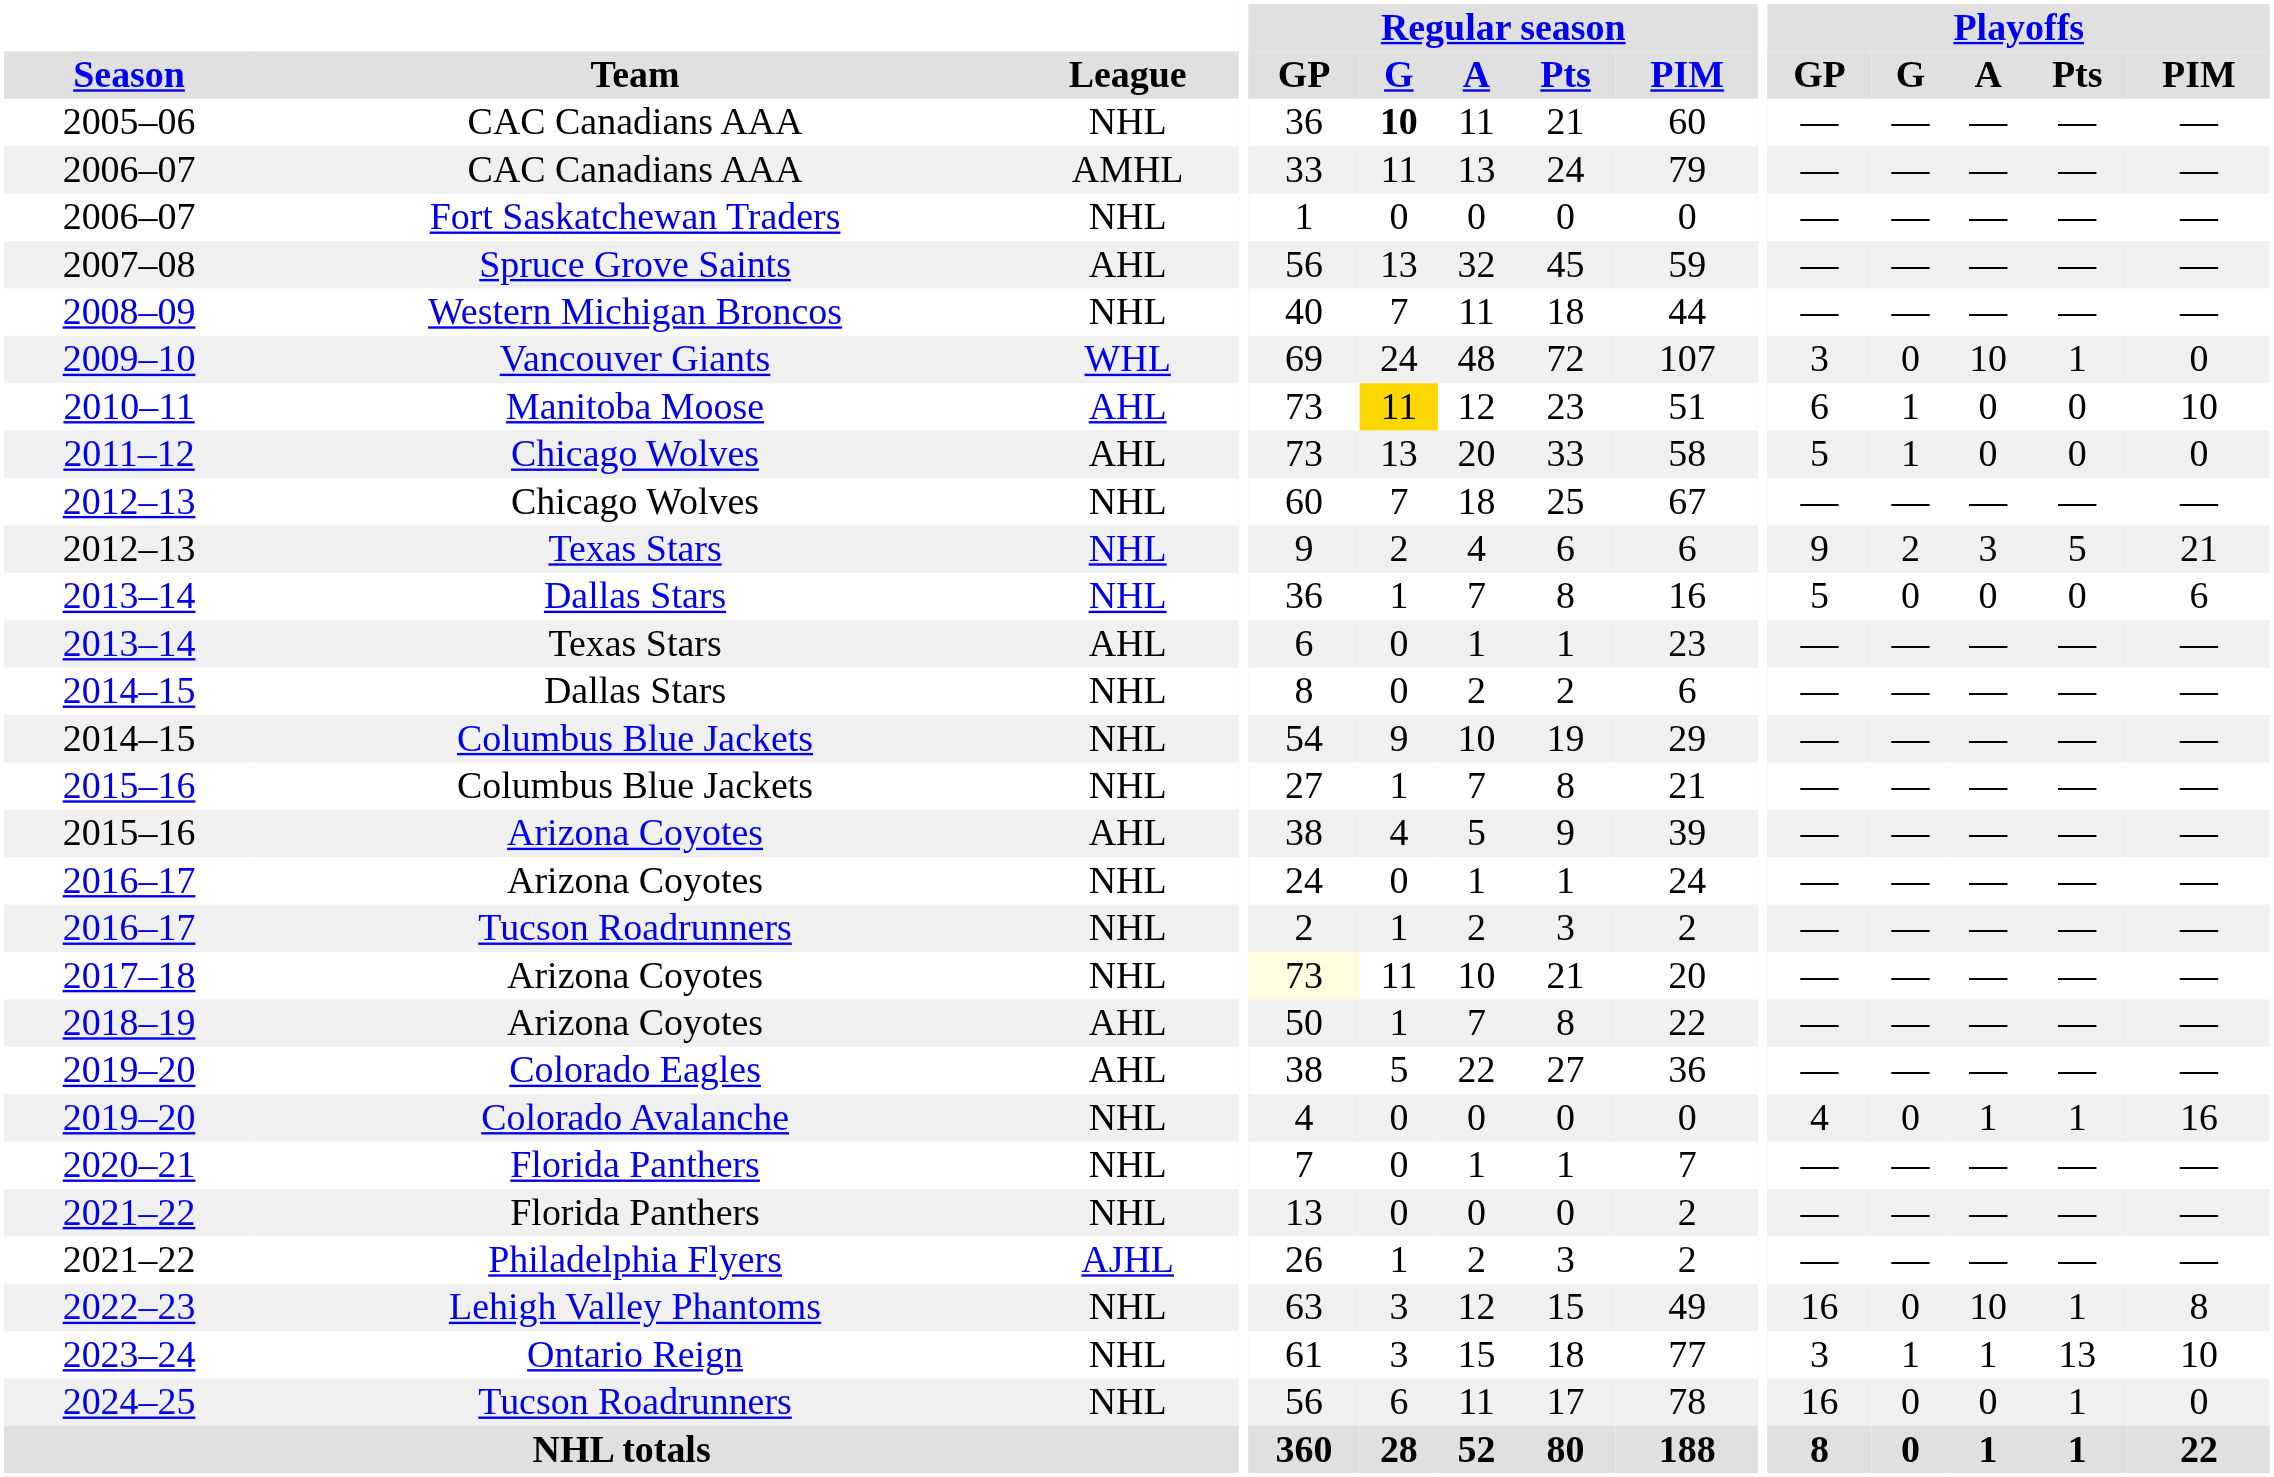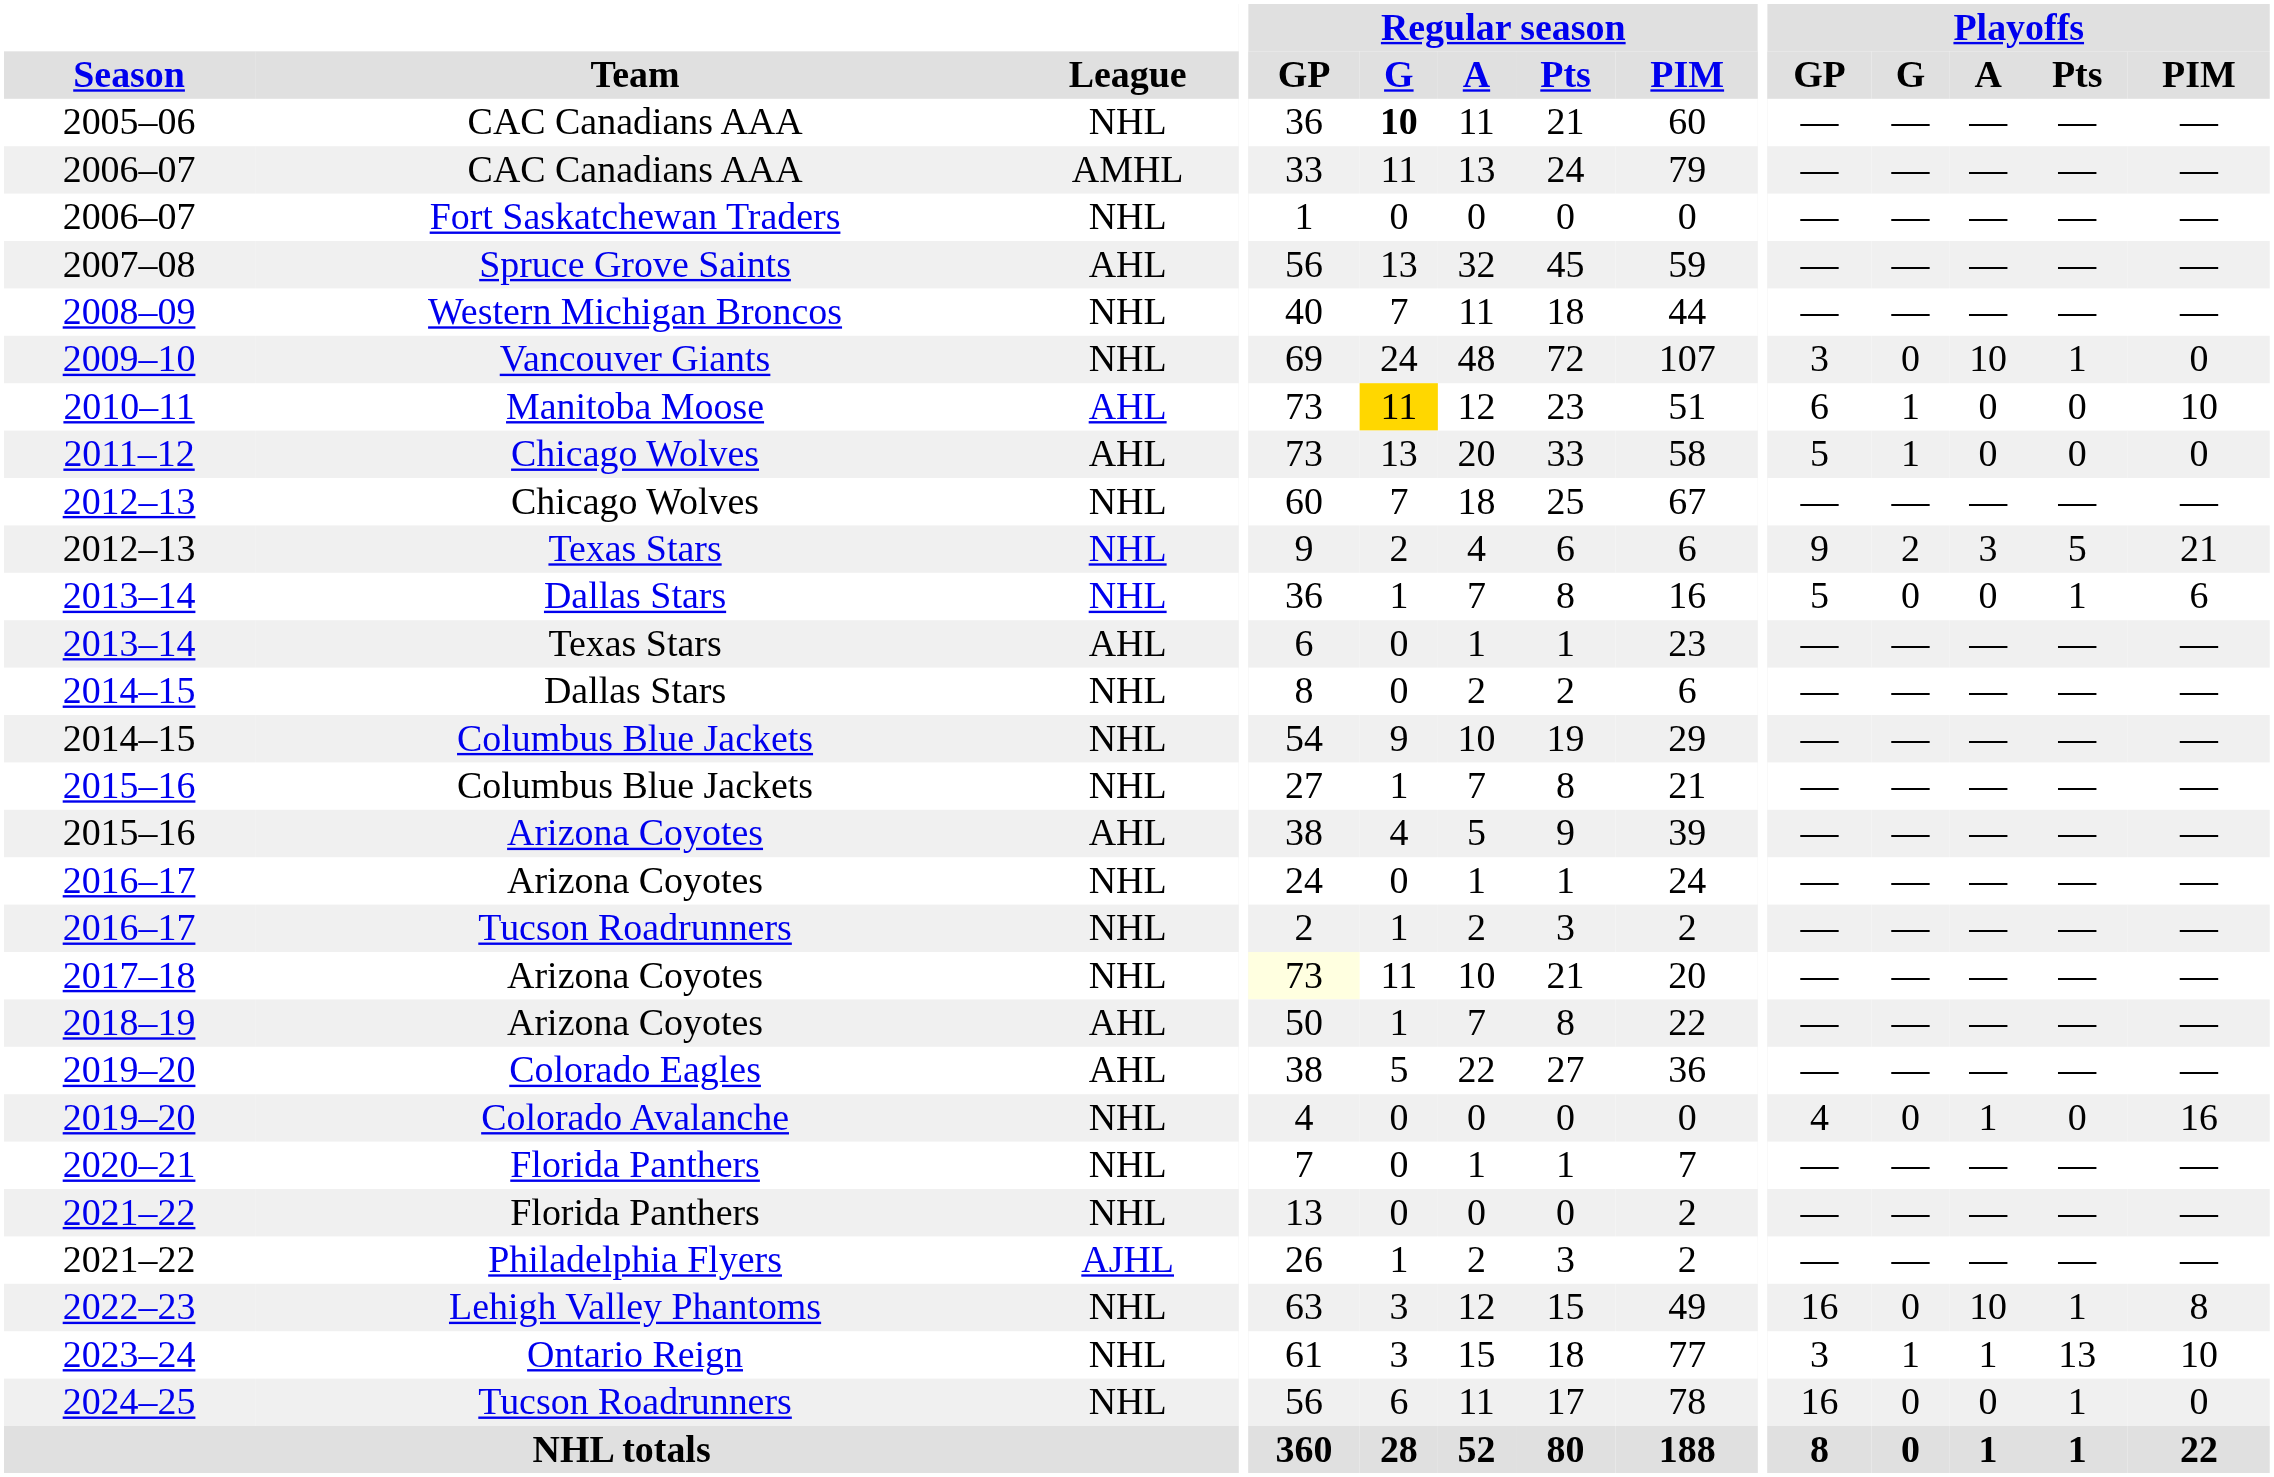(1128, 358) WHL -> (1128, 358) NHL
(2077, 595) 0 -> (2077, 595) 1
(2077, 1117) 1 -> (2077, 1117) 0
